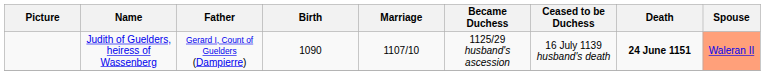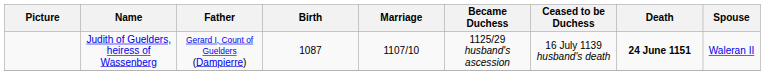(310, 51) 1090 -> (310, 51) 1087
(731, 51) lightsalmon background -> (731, 51) no background
